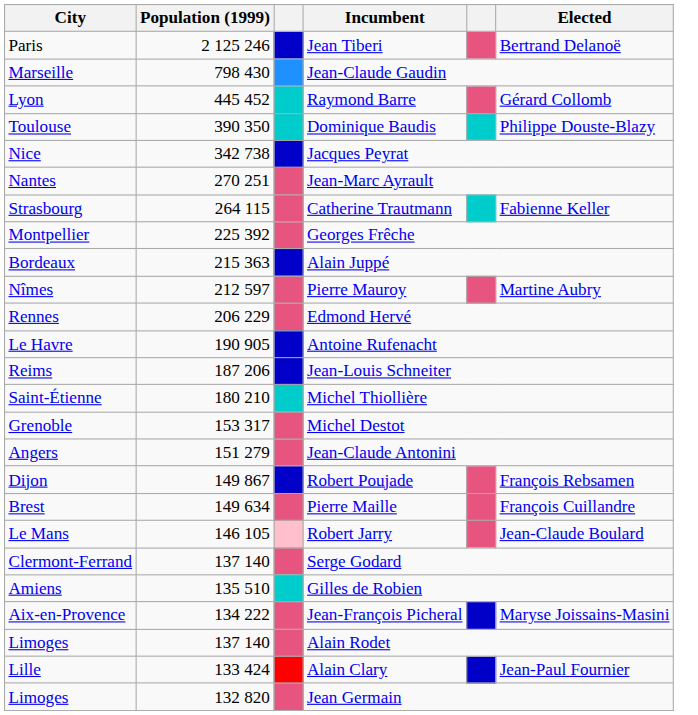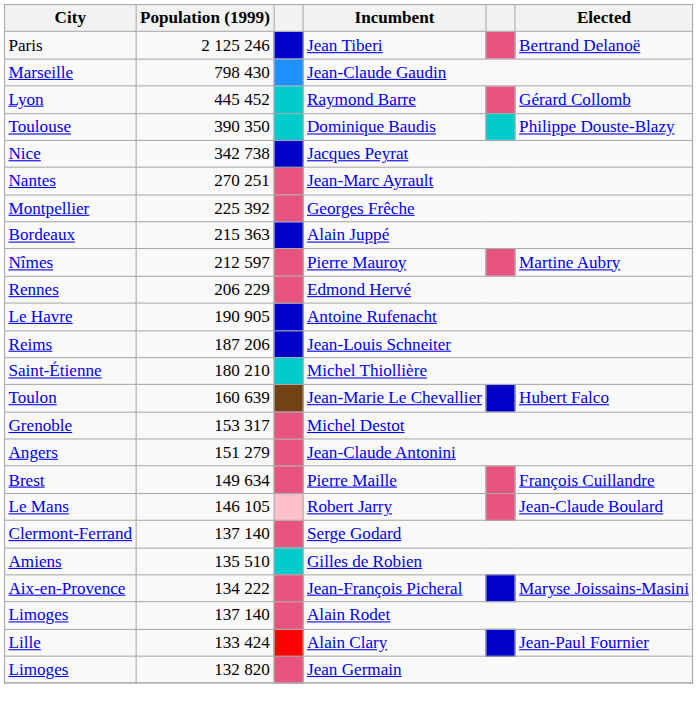- row: (380, 208)
+ row: (394, 398)
- row: (360, 479)
